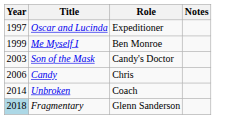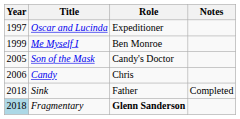(17, 59) 2003 -> (17, 59) 2005
- row: (51, 91)
+ row: (40, 91)
(146, 106) normal -> (149, 106) bold
